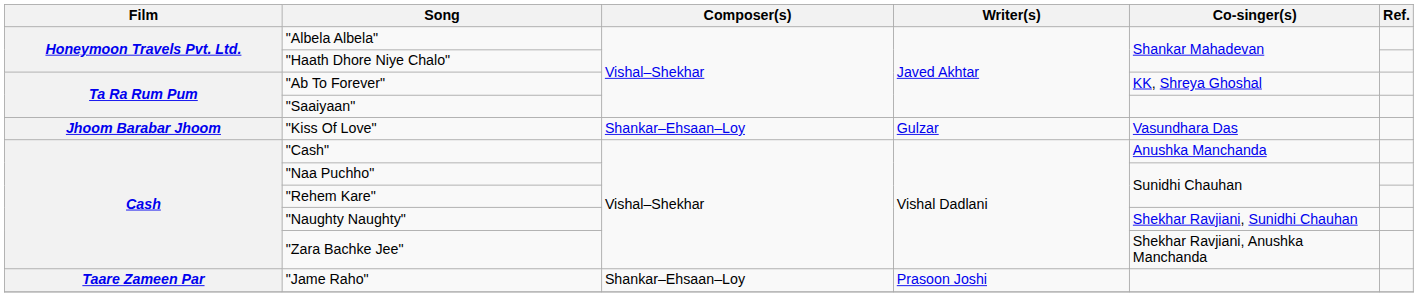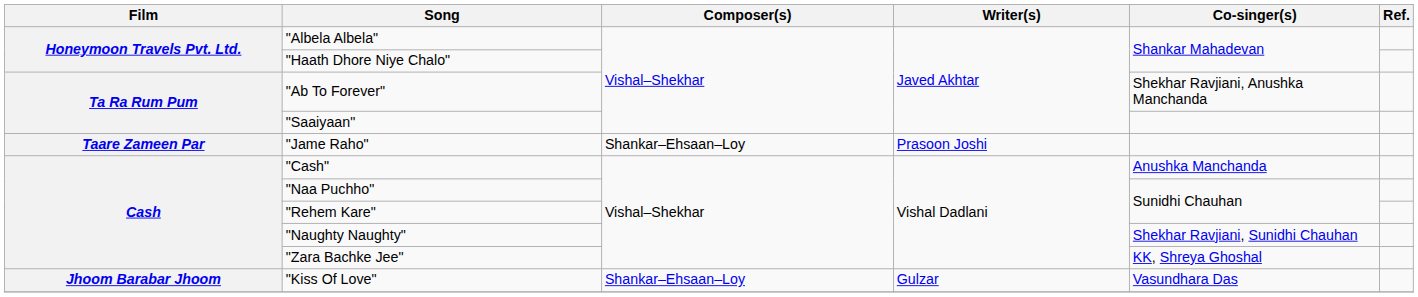(1197, 83) KK, Shreya Ghoshal -> (1218, 91) Shekhar Ravjiani, Anushka Manchanda
rows swapped: (331, 128) <-> (327, 280)
(1218, 249) Shekhar Ravjiani, Anushka Manchanda -> (1197, 257) KK, Shreya Ghoshal
